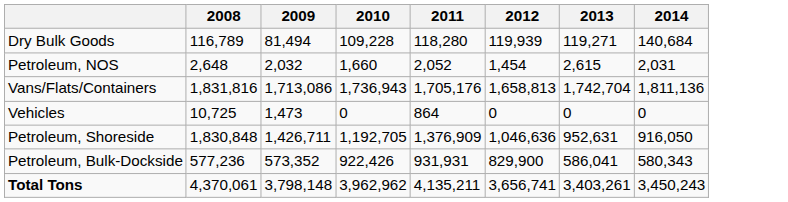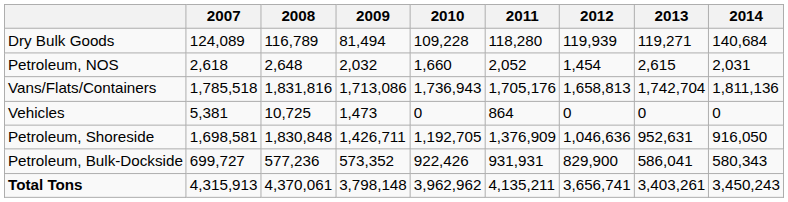+ column: (224, 16)
